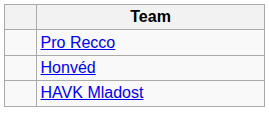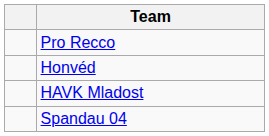+ row: (84, 118)
